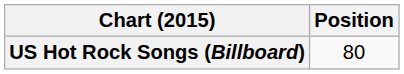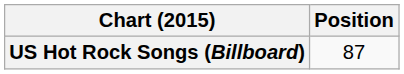(354, 52) 80 -> (354, 52) 87
